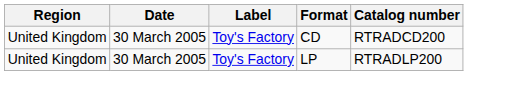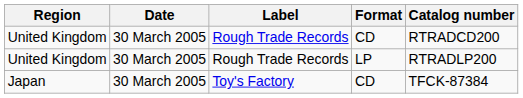(253, 37) Toy's Factory -> (280, 37) Rough Trade Records
(253, 59) Toy's Factory -> (280, 59) Rough Trade Records
+ row: (27, 81)
